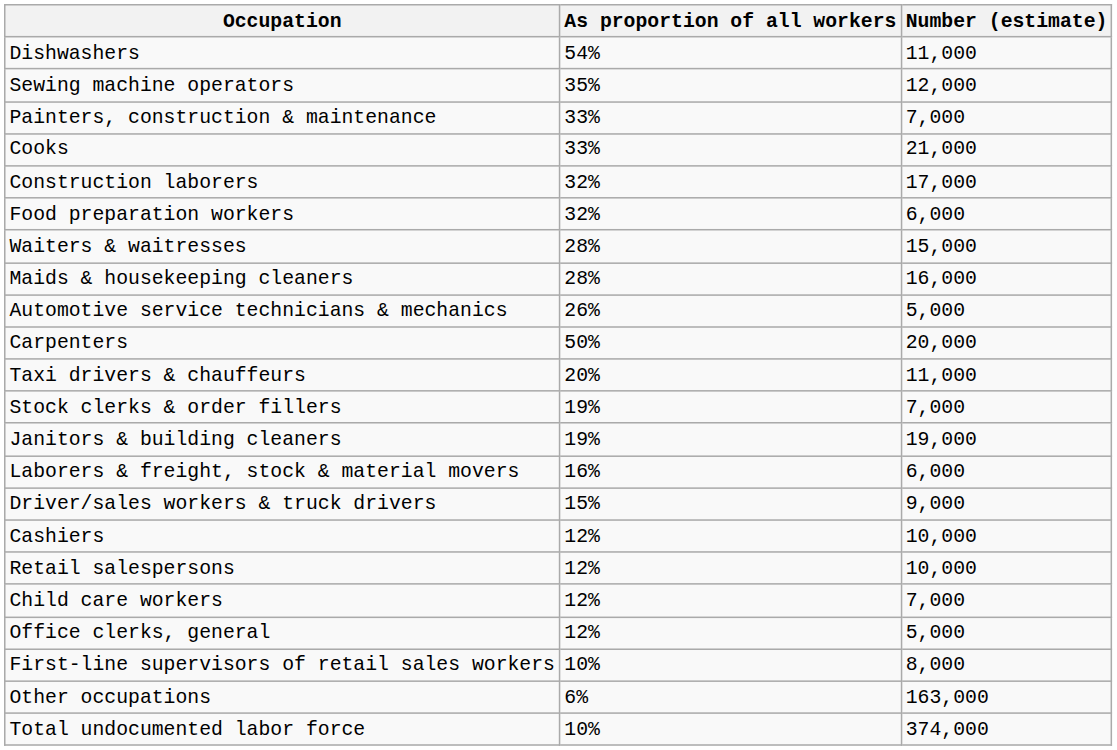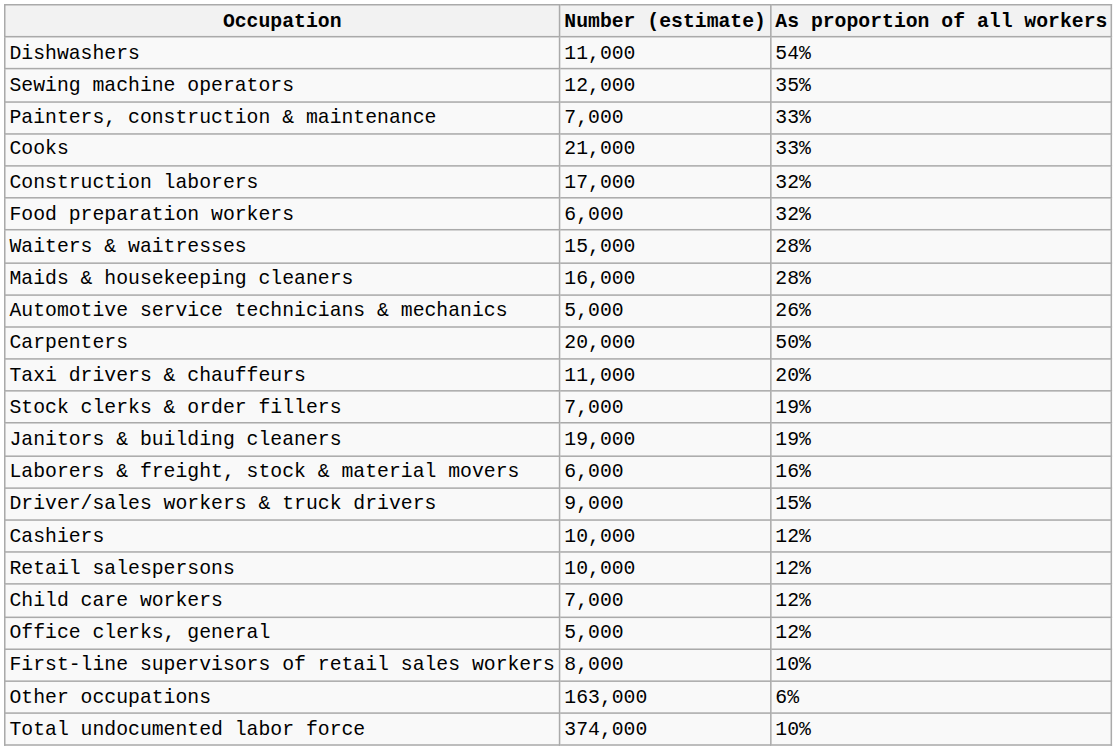columns swapped: (1007, 21) <-> (730, 21)
